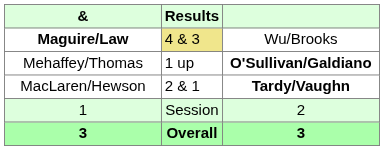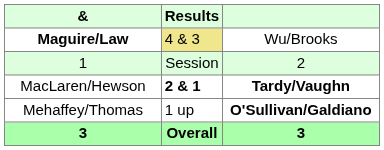rows swapped: (83, 63) <-> (83, 110)
(182, 86) normal -> (183, 86) bold
